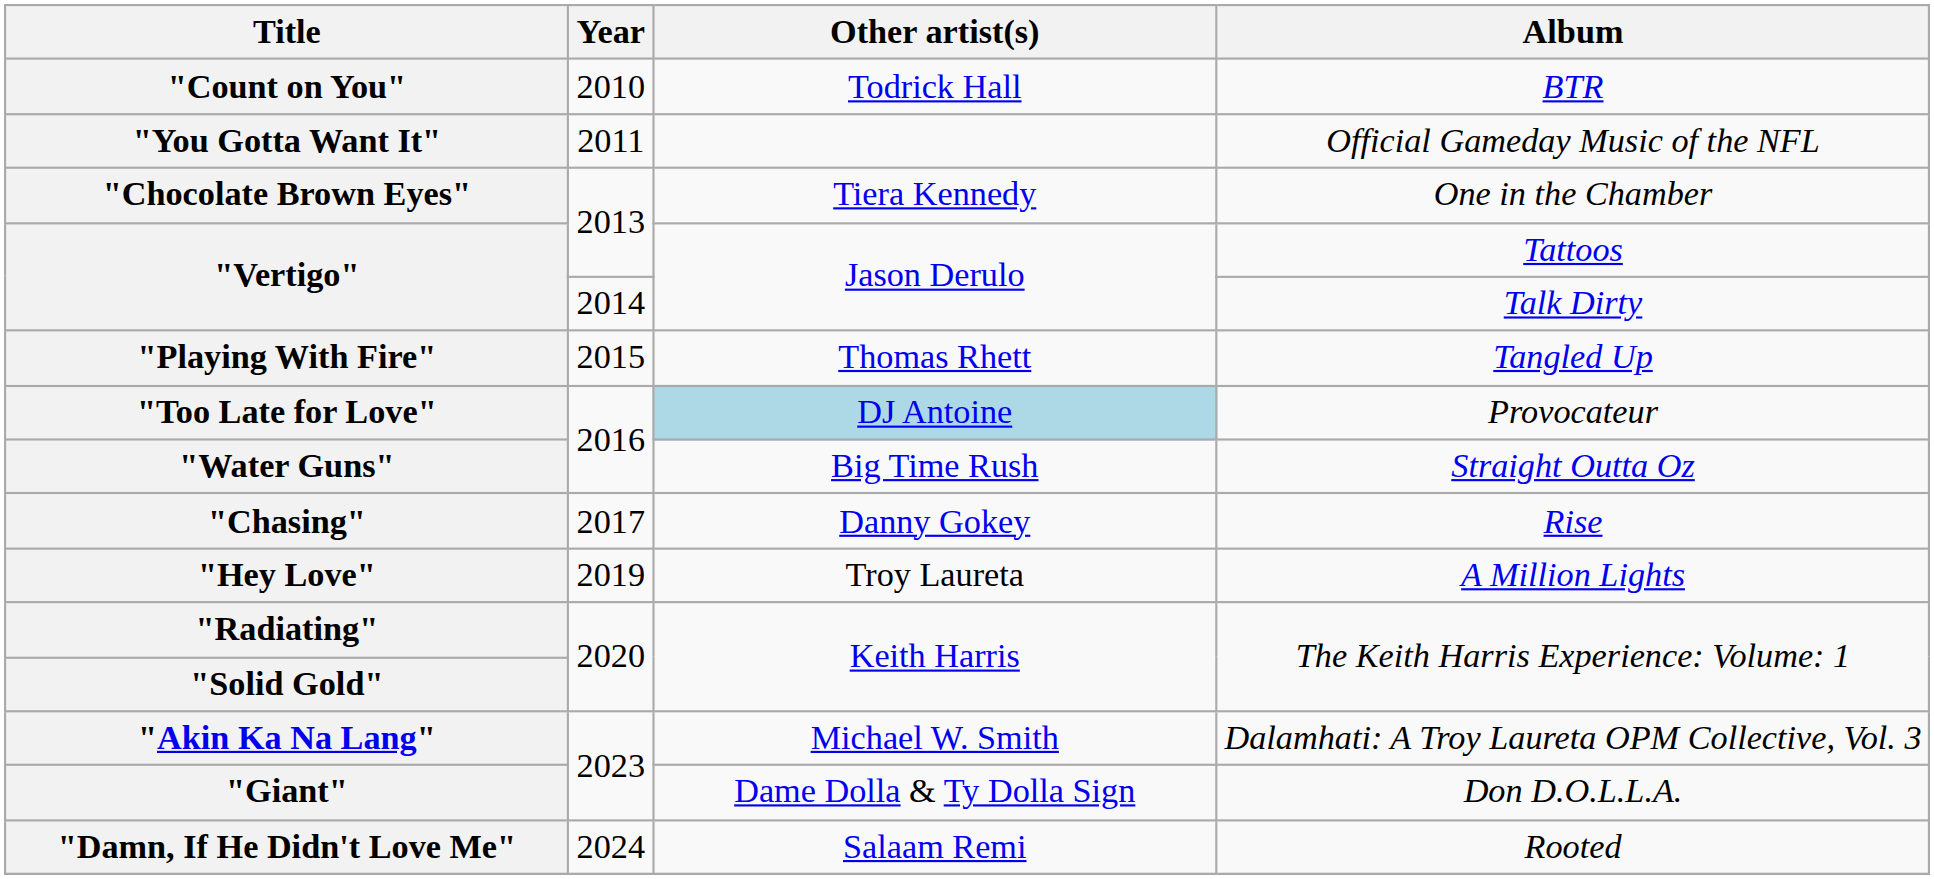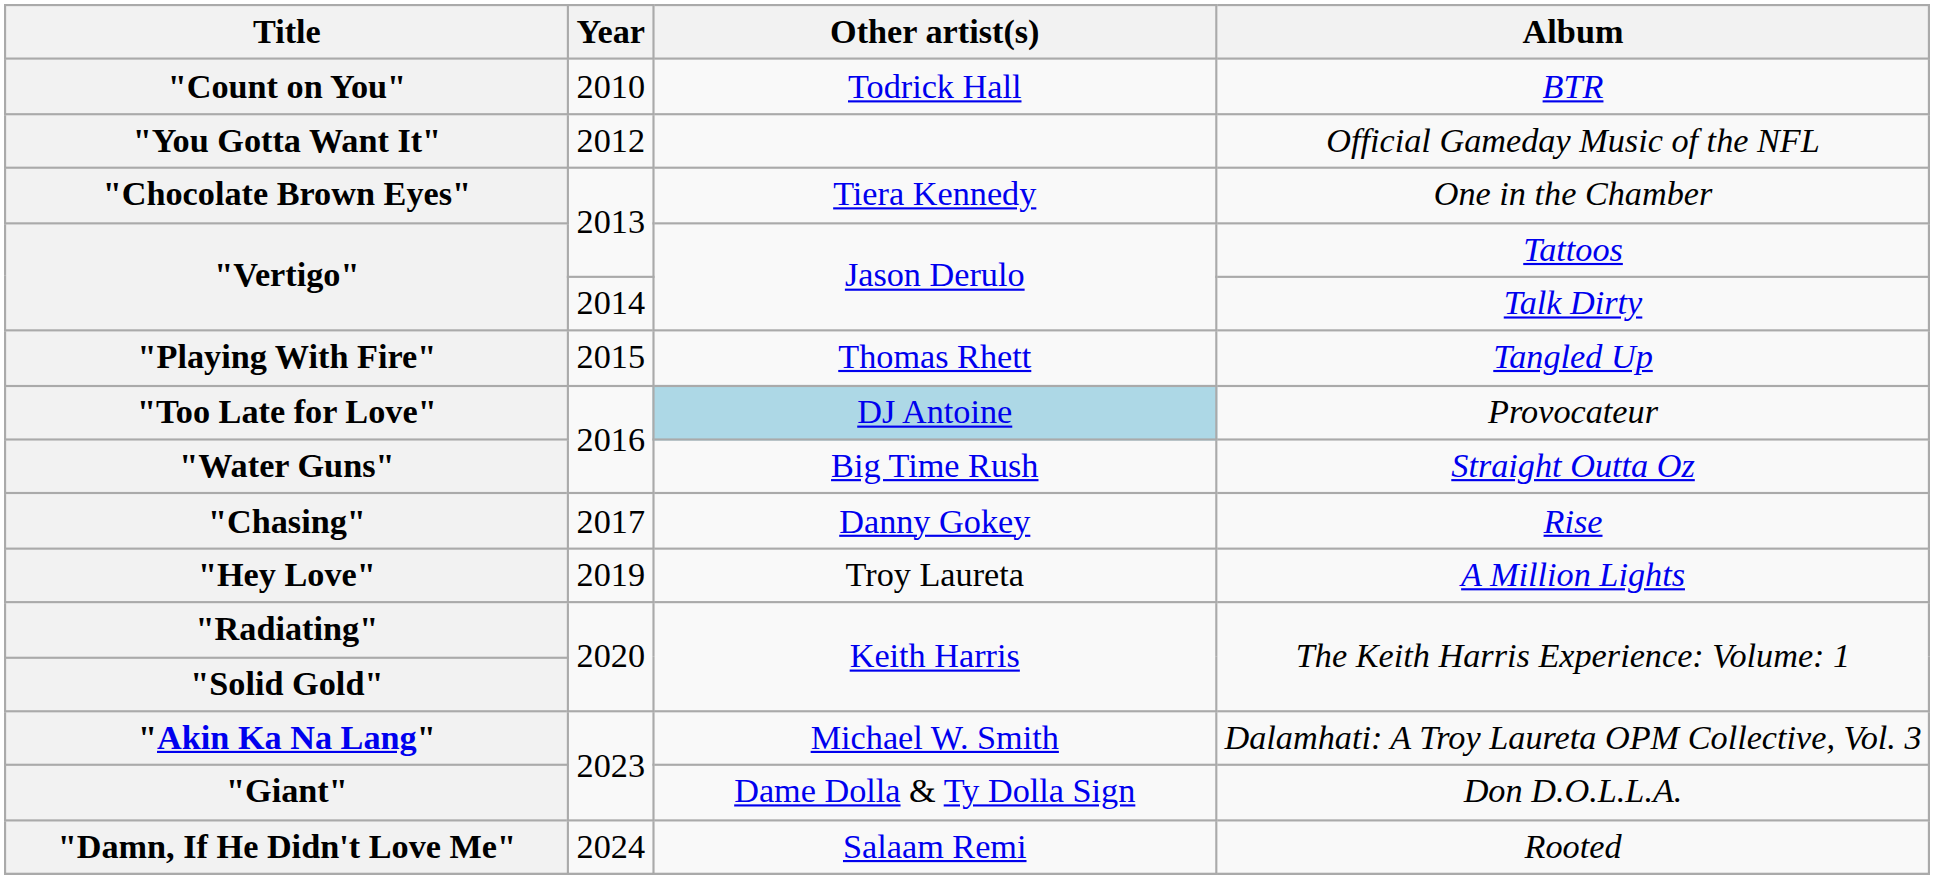(611, 140) 2011 -> (611, 140) 2012
